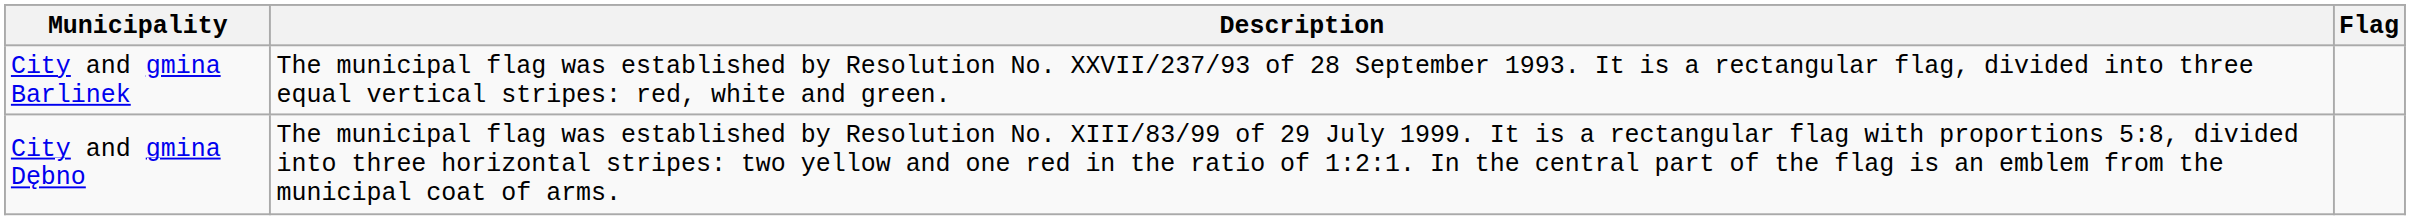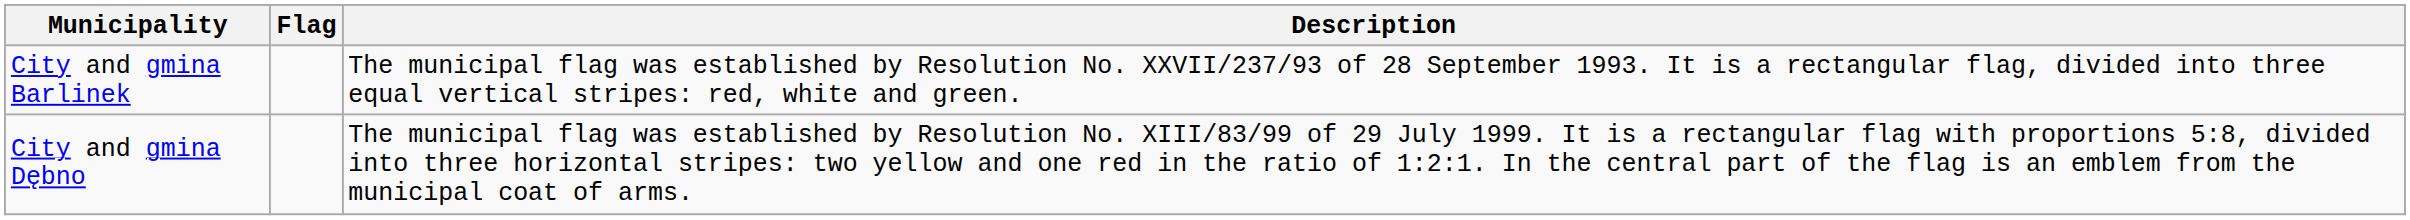columns swapped: (2369, 25) <-> (1302, 25)
